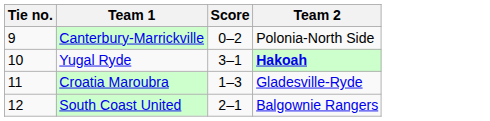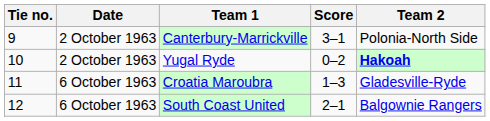+ column: (108, 15)
(230, 37) 0–2 -> (334, 37) 3–1
(230, 60) 3–1 -> (334, 60) 0–2
